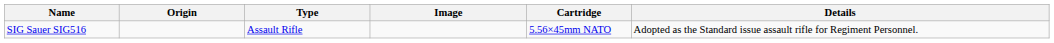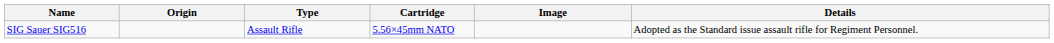columns swapped: (579, 12) <-> (448, 12)
